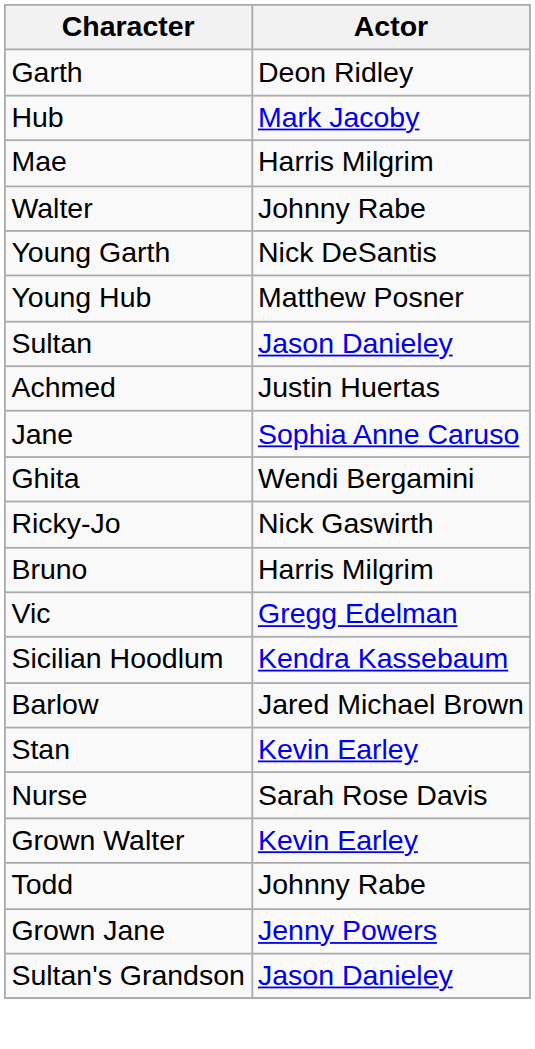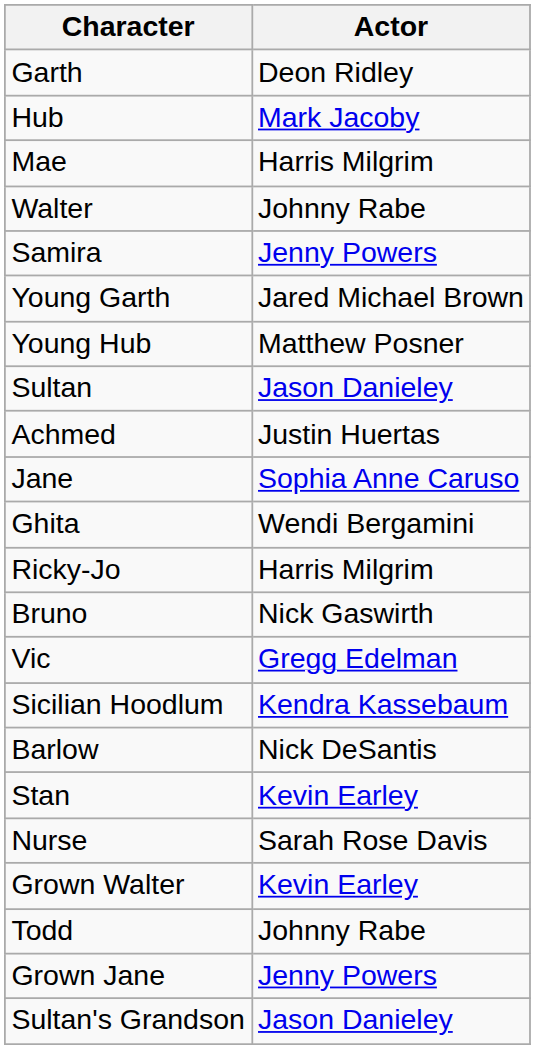+ row: (57, 252)
(347, 252) Nick DeSantis -> (391, 298) Jared Michael Brown
(346, 523) Nick Gaswirth -> (346, 569) Harris Milgrim
(346, 569) Harris Milgrim -> (346, 614) Nick Gaswirth
(391, 704) Jared Michael Brown -> (347, 749) Nick DeSantis
